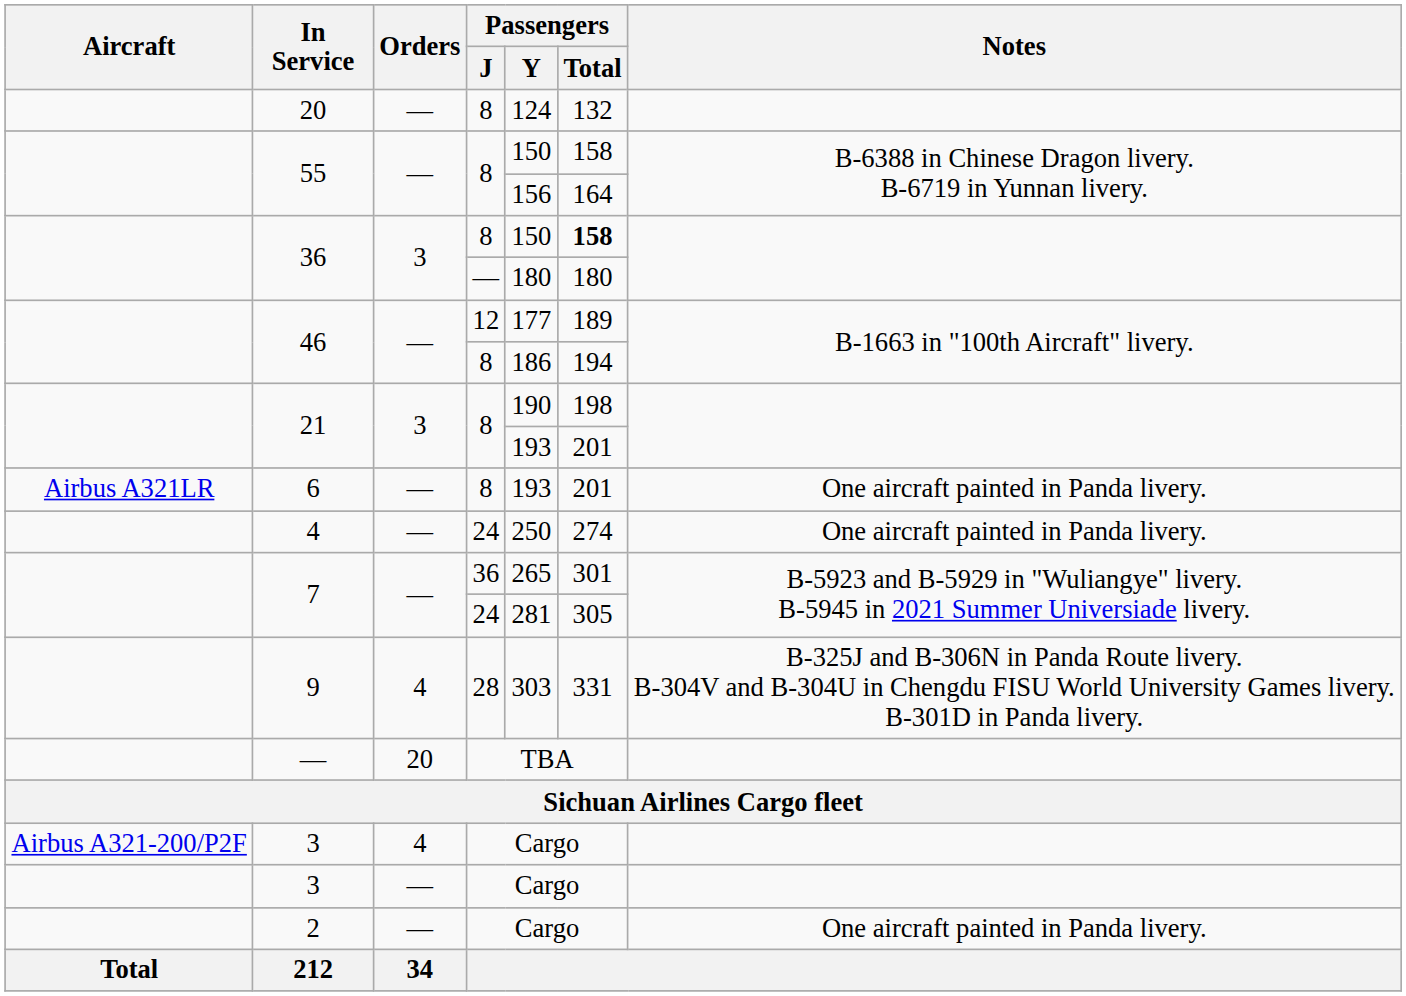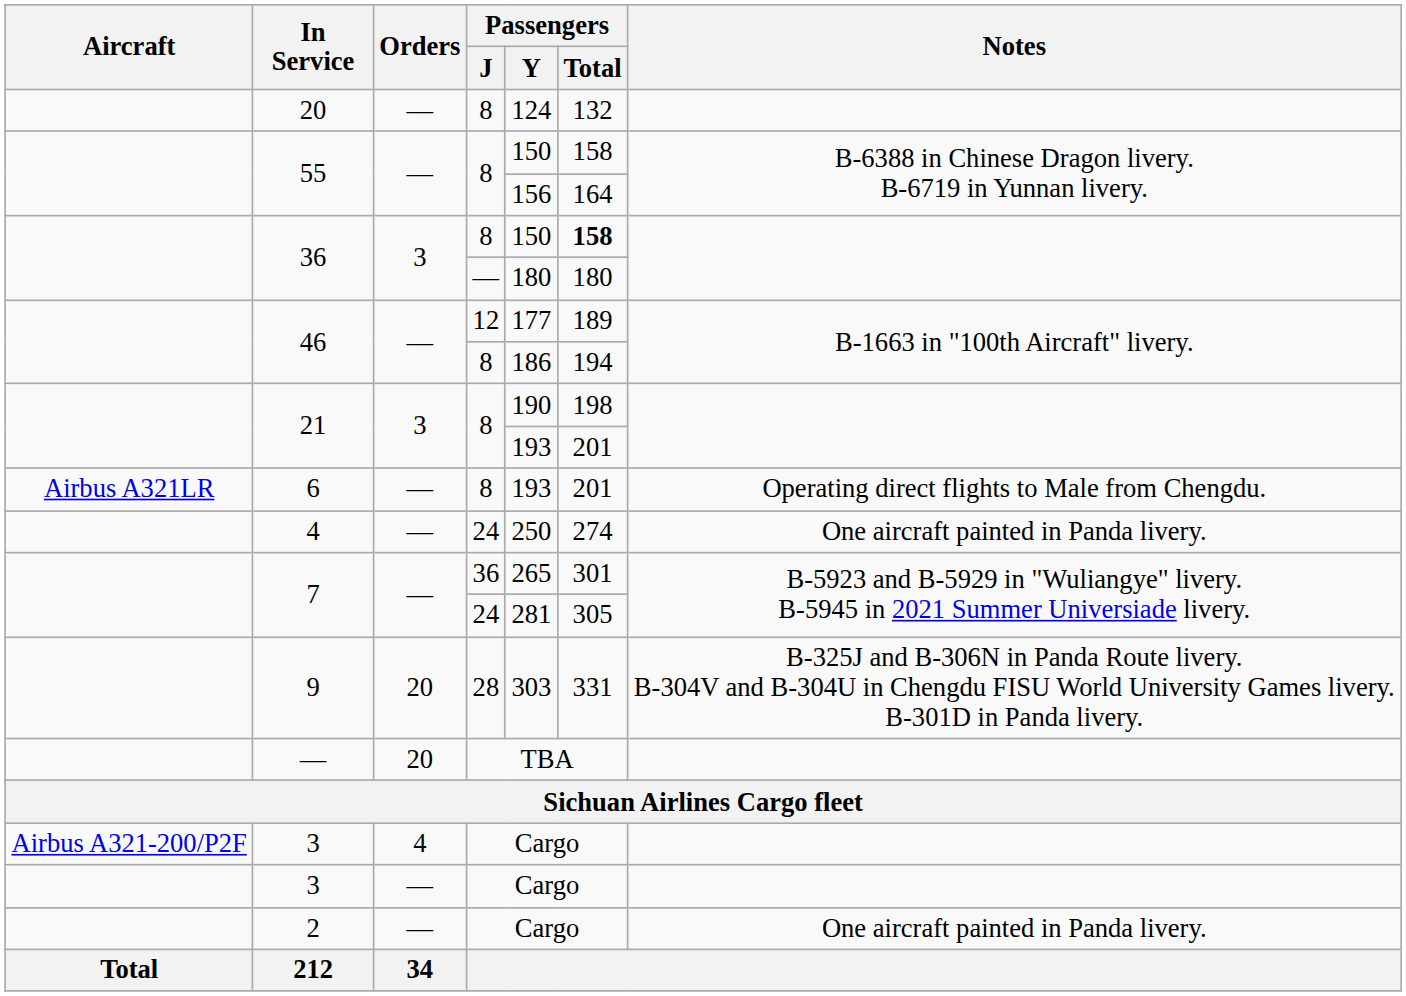(1014, 488) One aircraft painted in Panda livery. -> (1014, 488) Operating direct flights to Male from Chengdu.
(420, 687) 4 -> (420, 687) 20
